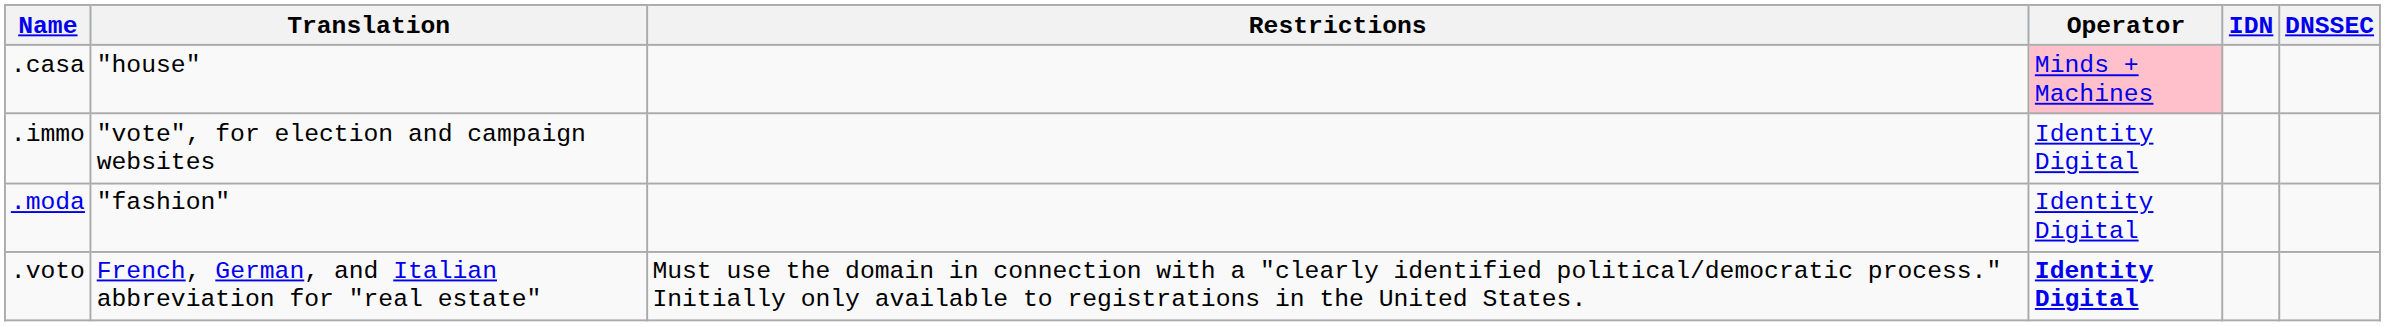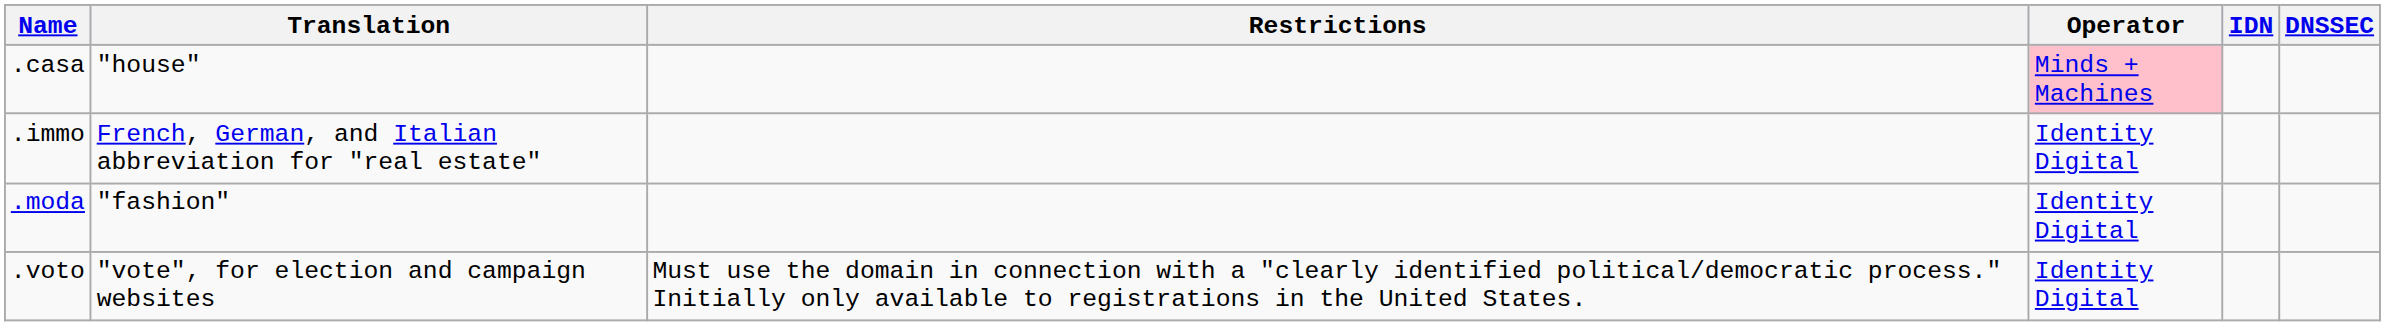(341, 148) "vote", for election and campaign websites -> (319, 148) French, German, and Italian abbreviation for "real estate"
(319, 286) French, German, and Italian abbreviation for "real estate" -> (341, 286) "vote", for election and campaign websites
(2094, 286) bold -> (2094, 286) normal
